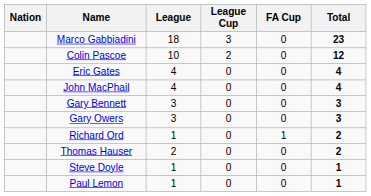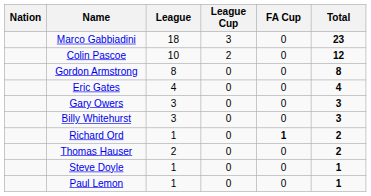+ row: (96, 71)
- row: (96, 87)
- row: (96, 103)
+ row: (96, 119)
(284, 135) normal -> (284, 135) bold
